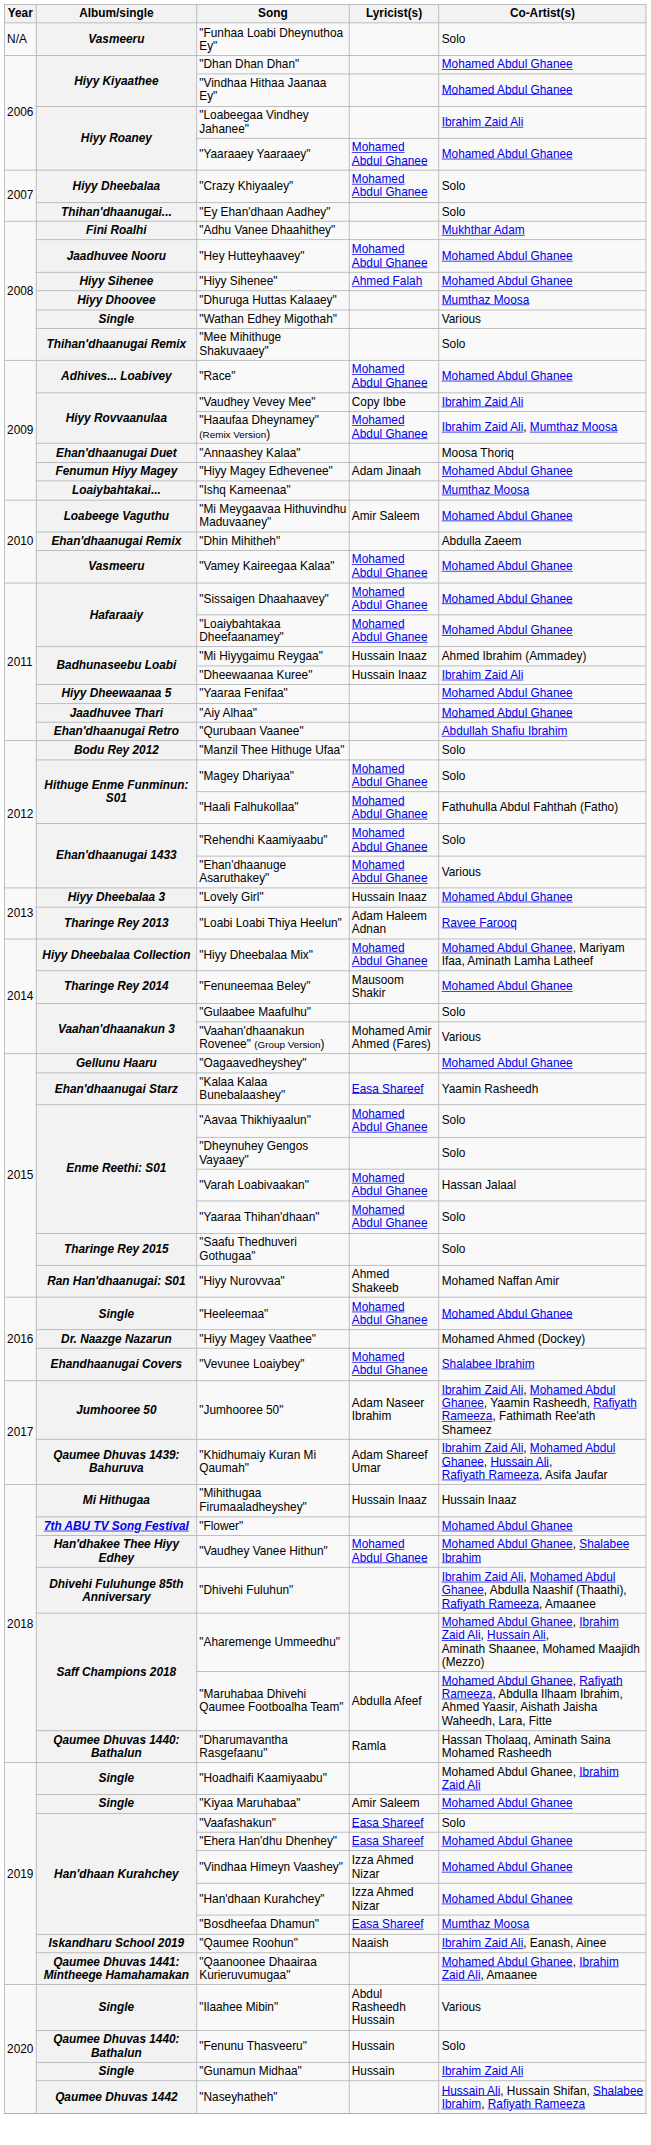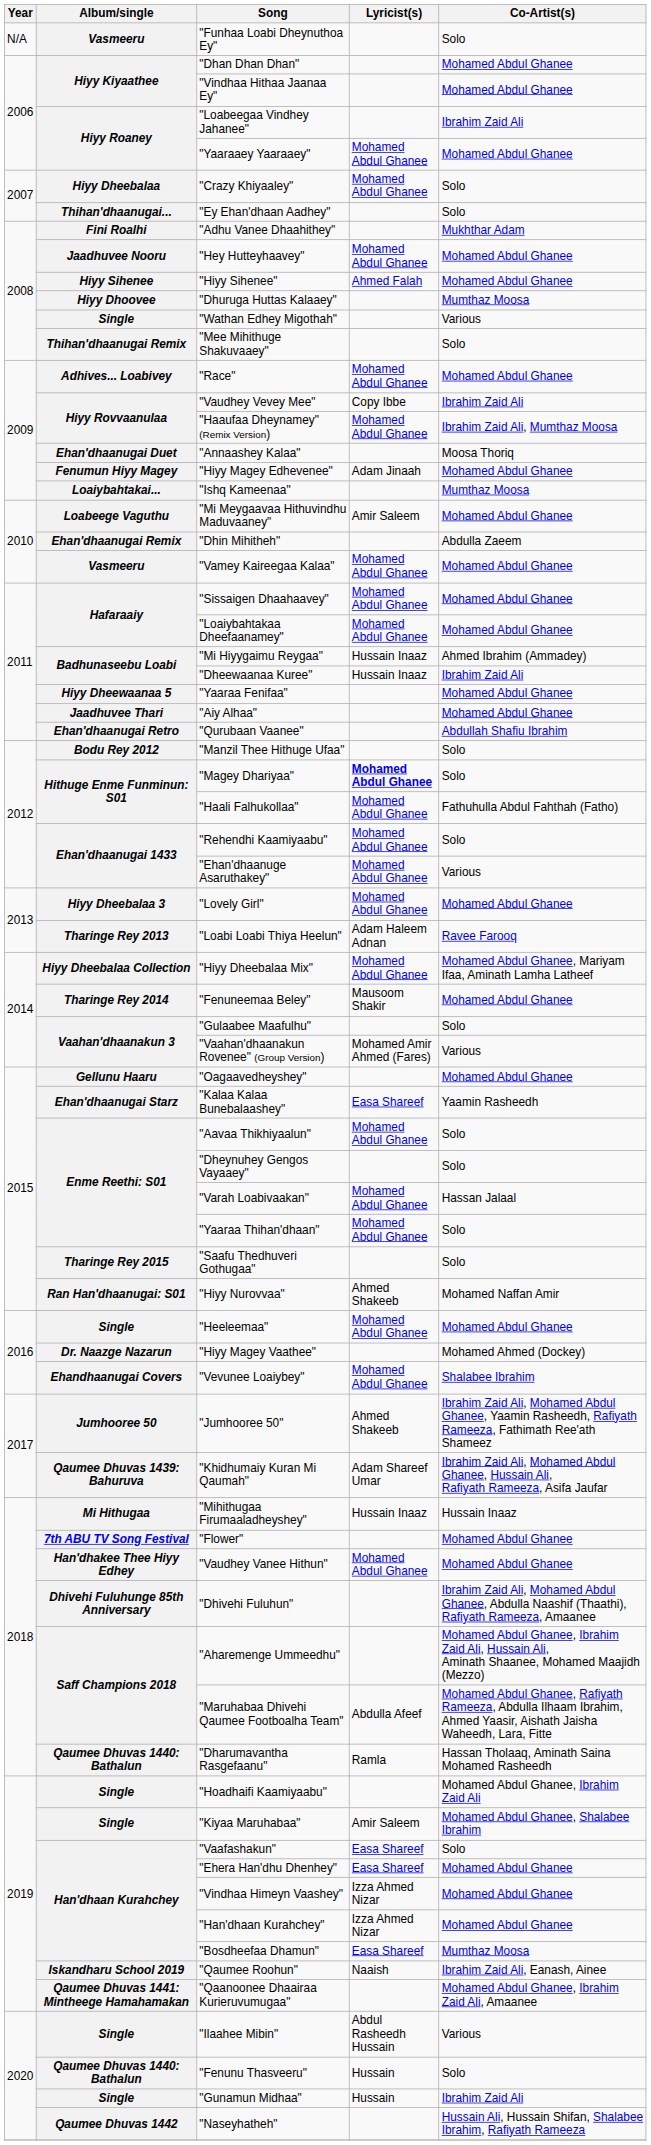(390, 775) normal -> (392, 775) bold
(389, 897) Hussain Inaaz -> (390, 904) Mohamed Abdul Ghanee
(388, 1409) Adam Naseer Ibrahim -> (375, 1423) Ahmed Shakeeb
(536, 1551) Mohamed Abdul Ghanee, Shalabee Ibrahim -> (507, 1564) Mohamed Abdul Ghanee
(507, 1804) Mohamed Abdul Ghanee -> (536, 1824) Mohamed Abdul Ghanee, Shalabee Ibrahim
